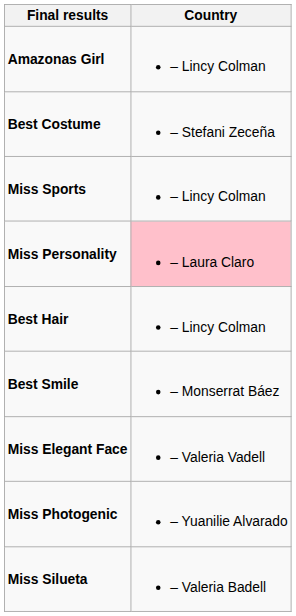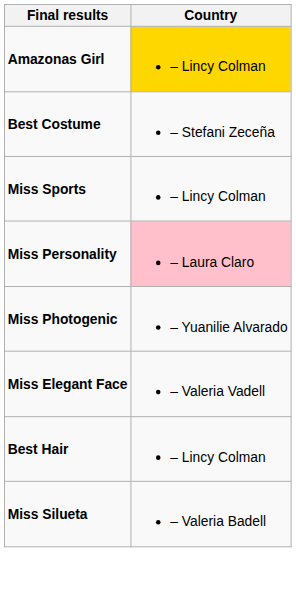(211, 67) no background -> (211, 67) gold background
rows swapped: (38, 319) <-> (63, 514)
- row: (43, 384)
